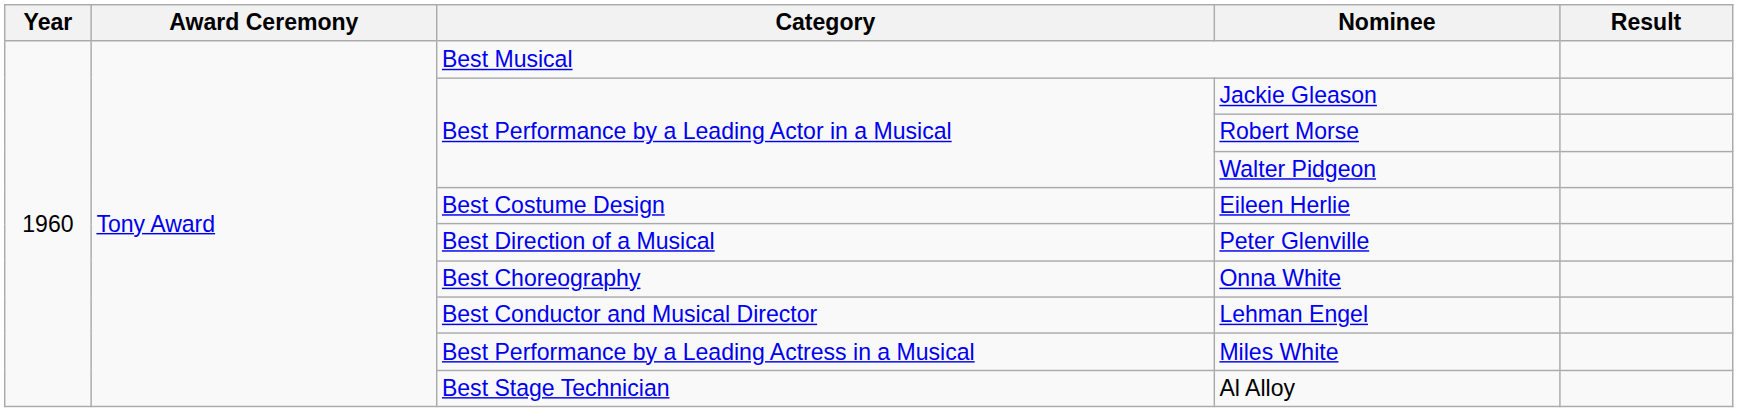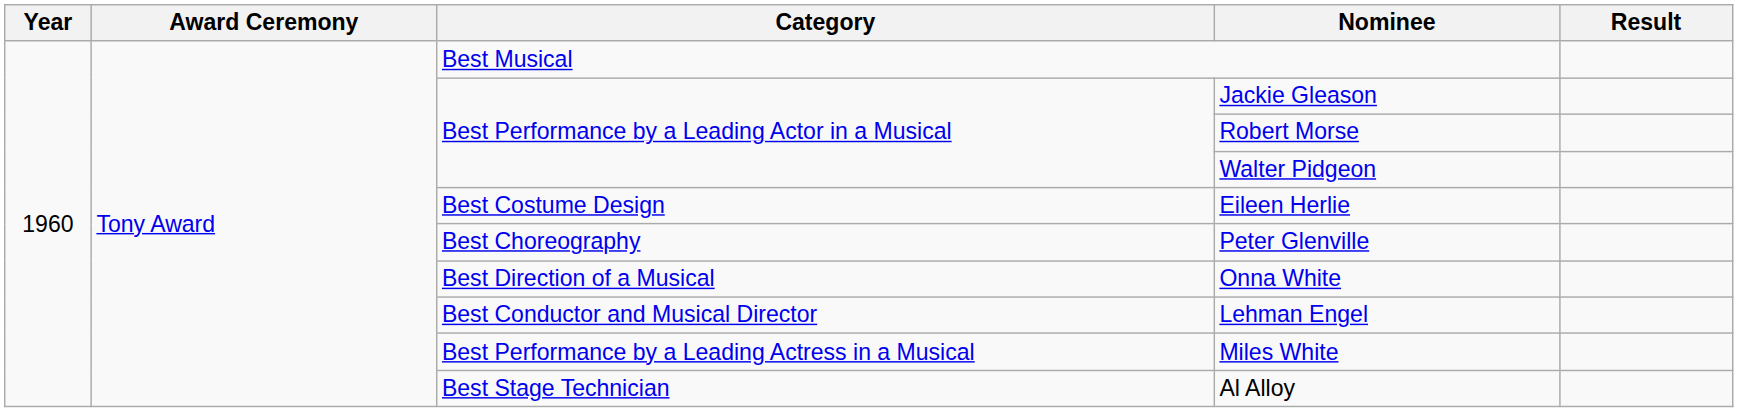(578, 242) Best Direction of a Musical -> (541, 242) Best Choreography
(541, 278) Best Choreography -> (578, 278) Best Direction of a Musical
